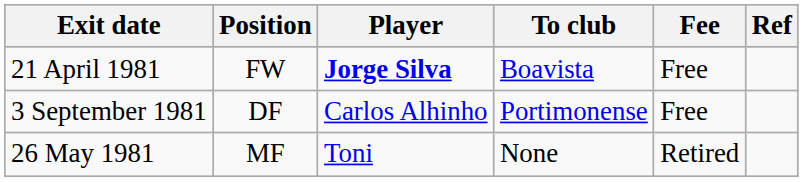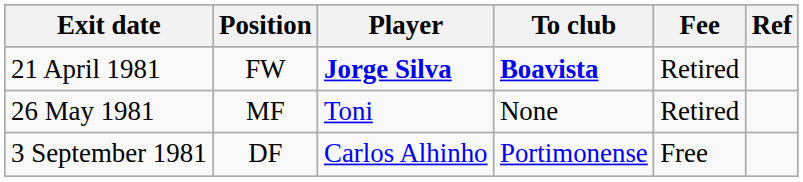(547, 68) normal -> (549, 68) bold
(684, 68) Free -> (700, 68) Retired
rows swapped: (83, 153) <-> (109, 111)
